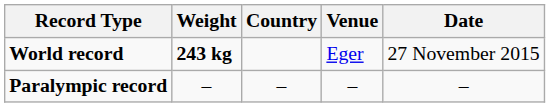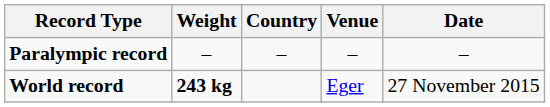rows swapped: (66, 53) <-> (88, 86)
